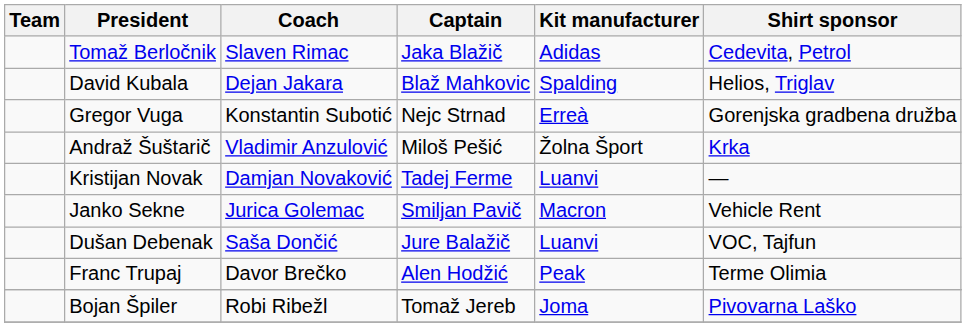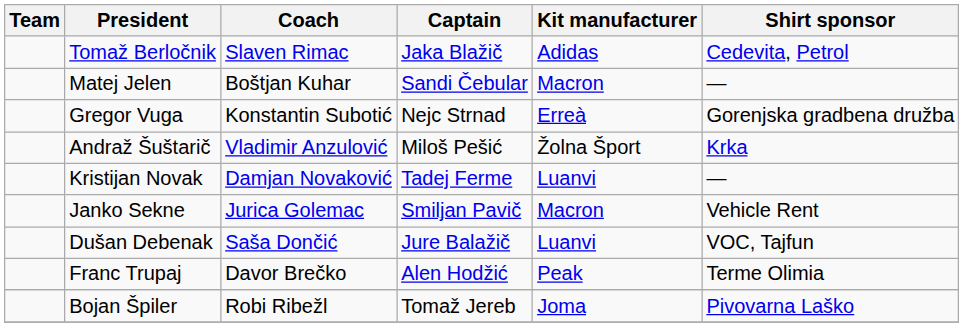- row: (129, 83)
+ row: (120, 83)
